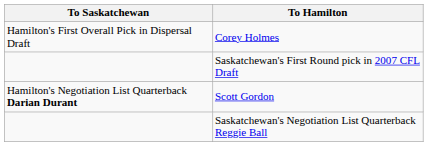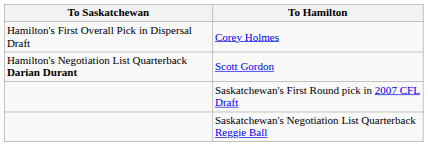rows swapped: (245, 96) <-> (317, 66)
